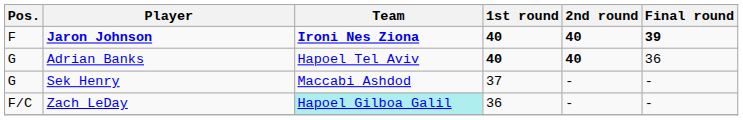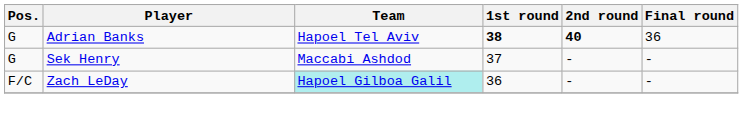- row: (99, 38)
(494, 60) 40 -> (494, 38) 38
